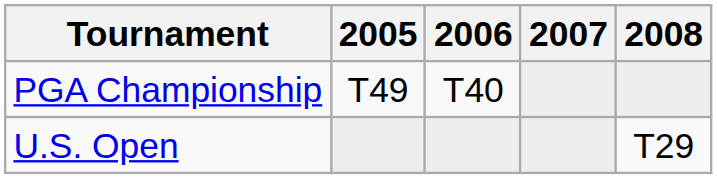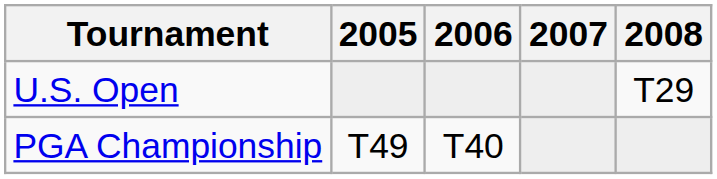rows swapped: (96, 146) <-> (168, 89)
